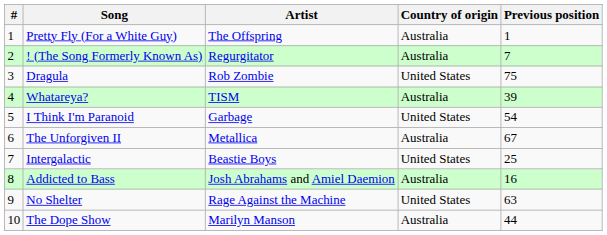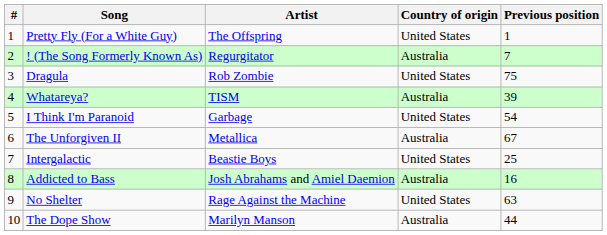(425, 35) Australia -> (435, 35) United States
